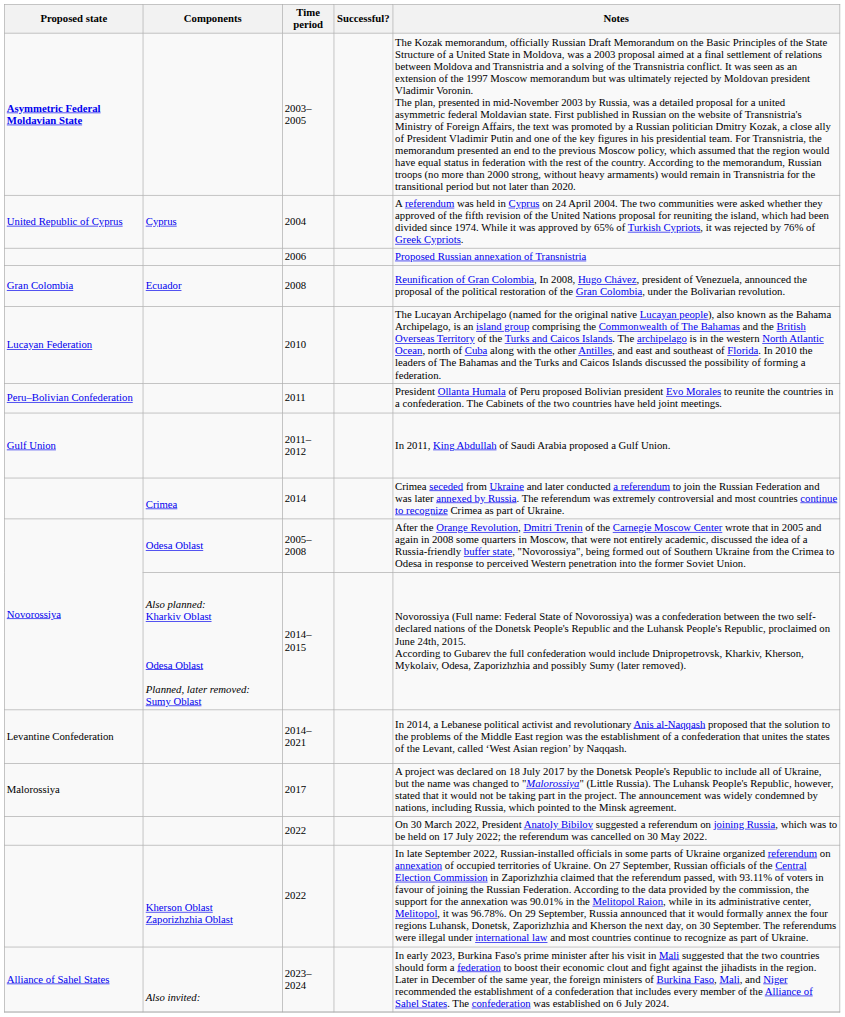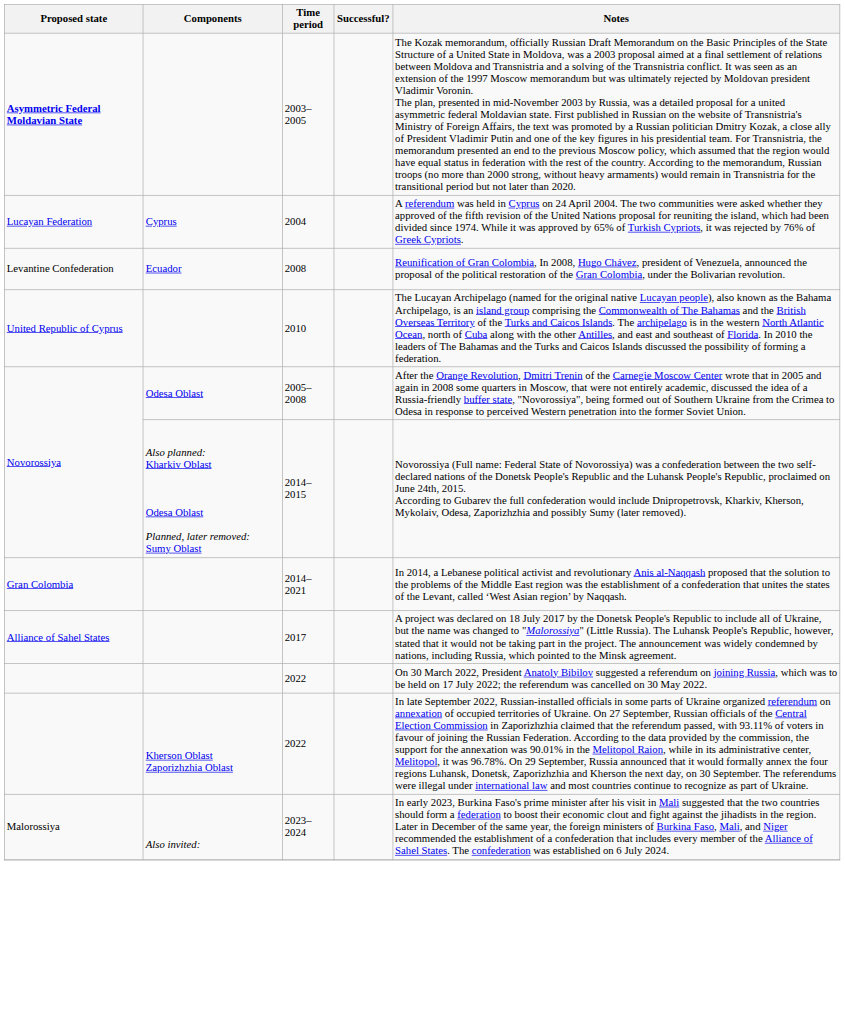(65, 221) United Republic of Cyprus -> (50, 221) Lucayan Federation
- row: (213, 257)
(40, 286) Gran Colombia -> (60, 269) Levantine Confederation
(50, 345) Lucayan Federation -> (65, 328) United Republic of Cyprus
- row: (213, 398)
- row: (213, 445)
- row: (162, 504)
(60, 736) Levantine Confederation -> (40, 584) Gran Colombia
(33, 789) Malorossiya -> (58, 637) Alliance of Sahel States
(58, 979) Alliance of Sahel States -> (33, 827) Malorossiya
